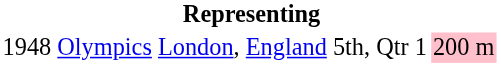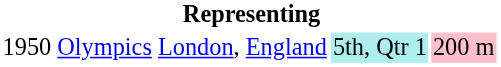(27, 47) 1948 -> (27, 47) 1950
(380, 47) no background -> (380, 47) paleturquoise background
